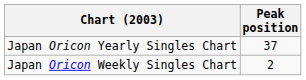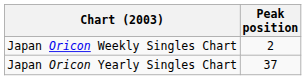rows swapped: (122, 65) <-> (122, 46)
